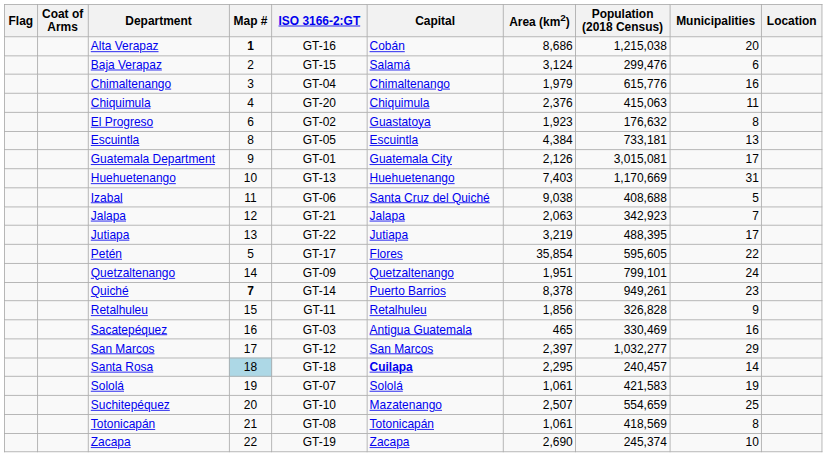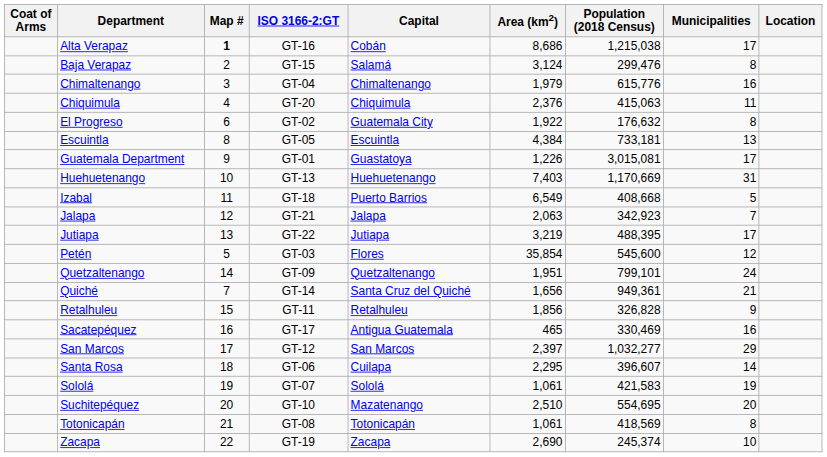- column: (21, 21)
(752, 46) 20 -> (750, 46) 17
(755, 65) 6 -> (753, 65) 8
(400, 122) Guastatoya -> (392, 122) Guatemala City
(558, 122) 1,923 -> (548, 122) 1,922
(411, 160) Guatemala City -> (381, 160) Guastatoya
(558, 160) 2,126 -> (548, 160) 1,226
(319, 197) GT-06 -> (298, 197) GT-18
(430, 197) Santa Cruz del Quiché -> (389, 197) Puerto Barrios
(558, 197) 9,038 -> (548, 197) 6,549
(645, 197) 408,688 -> (639, 197) 408,668
(319, 254) GT-17 -> (298, 254) GT-03
(645, 254) 595,605 -> (639, 254) 545,600
(752, 254) 22 -> (750, 254) 12
(250, 292) bold -> (227, 292) normal
(408, 292) Puerto Barrios -> (411, 292) Santa Cruz del Quiché
(558, 292) 8,378 -> (548, 292) 1,656
(645, 292) 949,261 -> (639, 292) 949,361
(752, 292) 23 -> (750, 292) 21
(319, 330) GT-03 -> (298, 330) GT-17
(250, 367) lightblue background -> (227, 367) no background
(319, 367) GT-18 -> (298, 367) GT-06
(391, 367) bold -> (371, 367) normal
(645, 367) 240,457 -> (639, 367) 396,607
(558, 405) 2,507 -> (548, 405) 2,510
(645, 405) 554,659 -> (639, 405) 554,695
(752, 405) 25 -> (750, 405) 20
